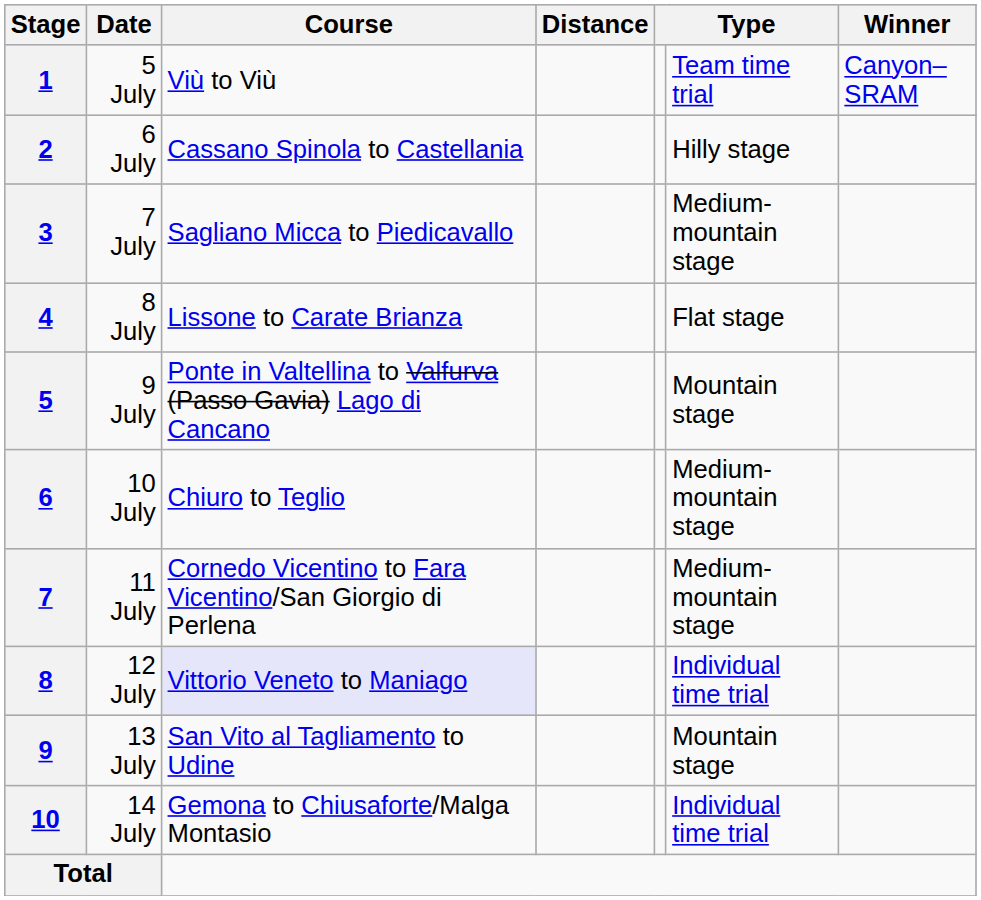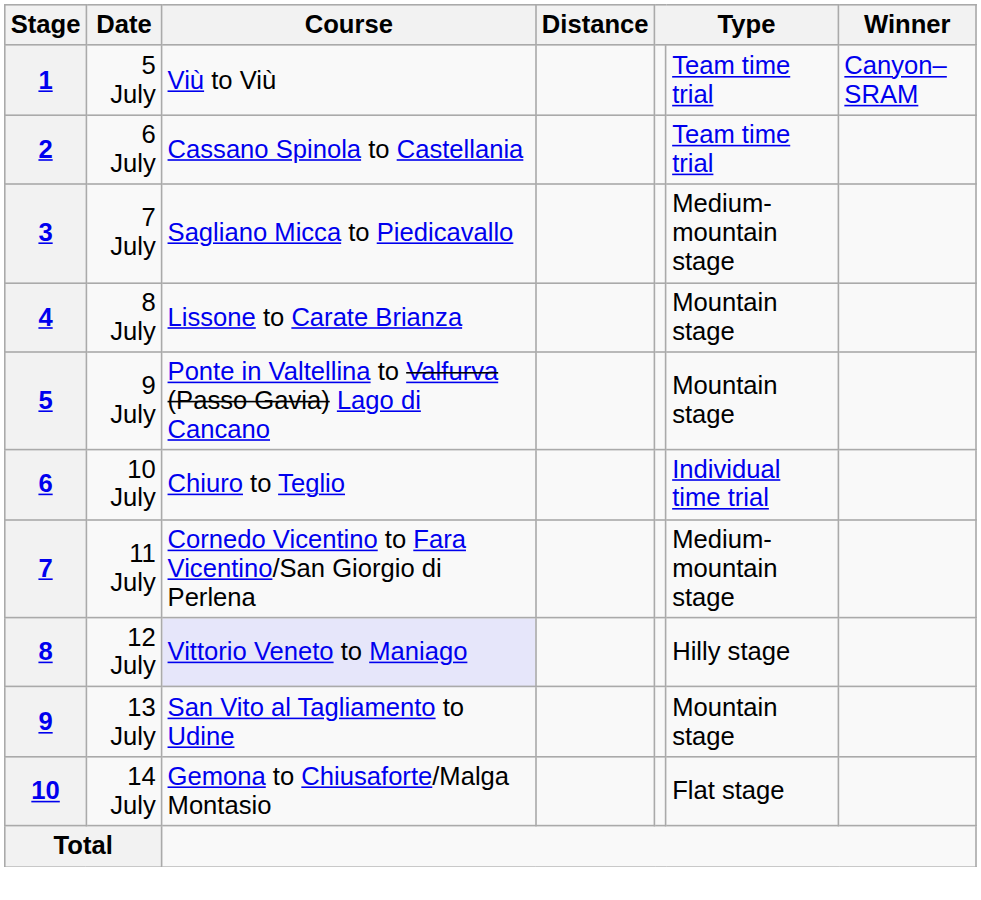(731, 149) Hilly stage -> (731, 149) Team time trial
(728, 316) Flat stage -> (725, 316) Mountain stage
(725, 498) Medium-mountain stage -> (726, 484) Individual time trial
(726, 680) Individual time trial -> (731, 652) Hilly stage
(726, 819) Individual time trial -> (728, 790) Flat stage
